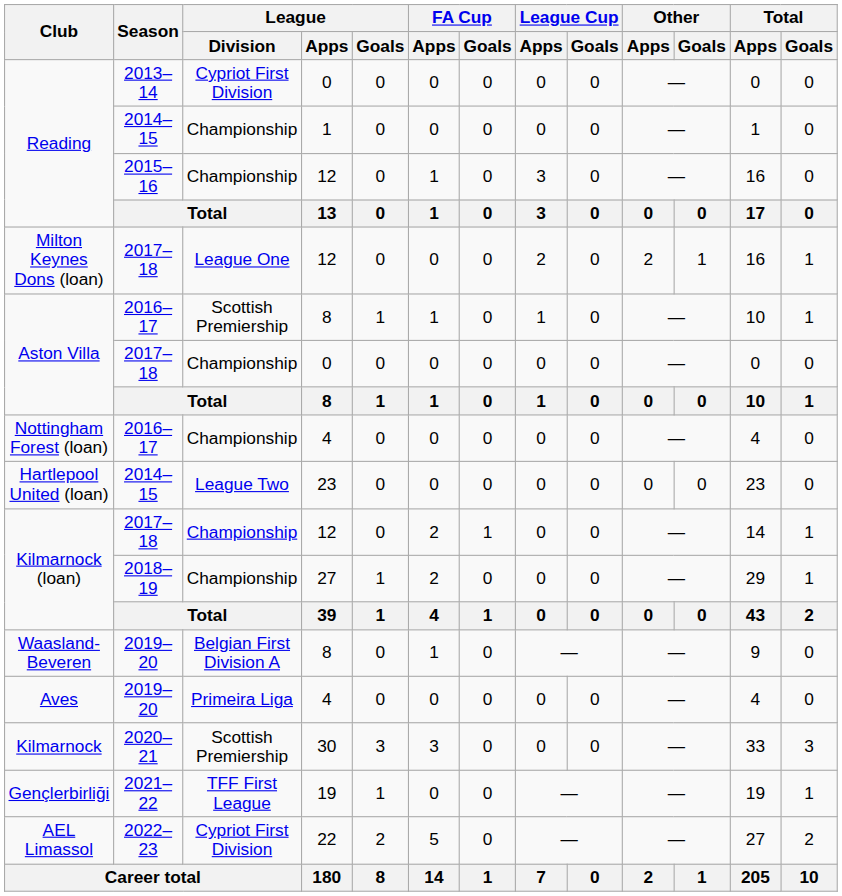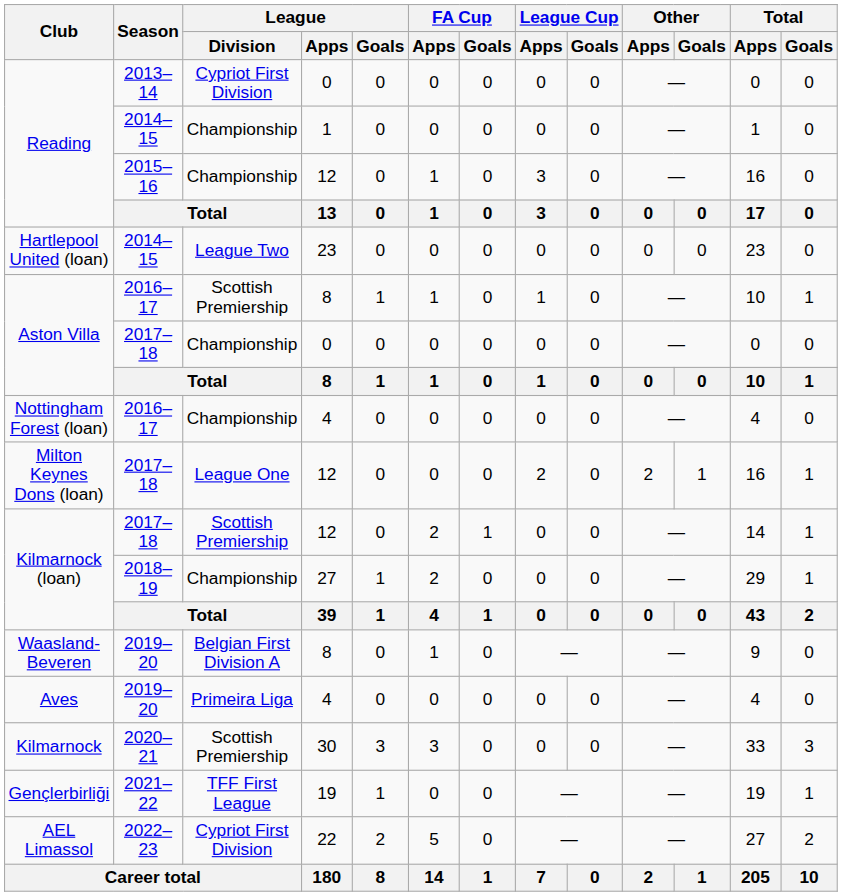rows swapped: (59, 484) <-> (59, 260)
(242, 531) Championship -> (242, 531) Scottish Premiership
